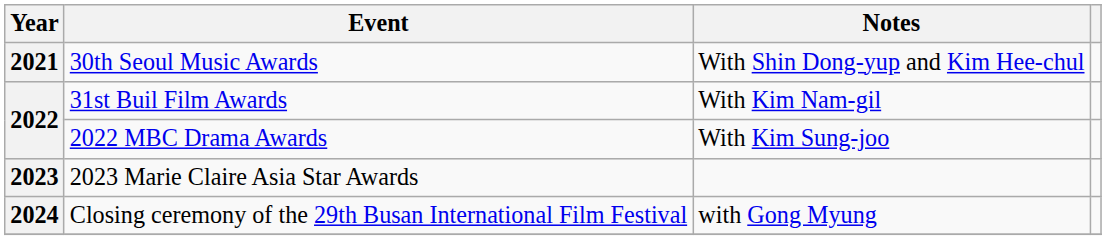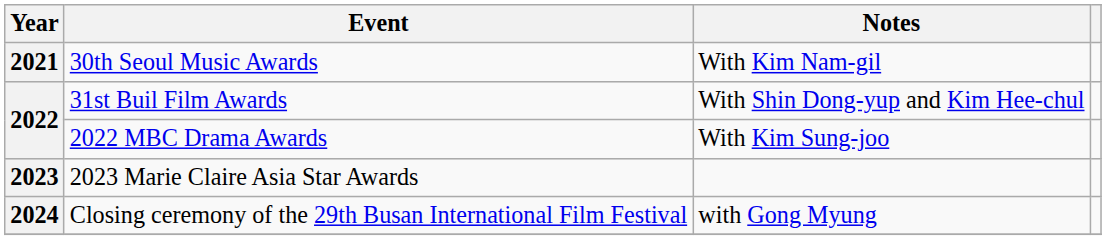(891, 61) With Shin Dong-yup and Kim Hee-chul -> (790, 61) With Kim Nam-gil
(790, 100) With Kim Nam-gil -> (891, 100) With Shin Dong-yup and Kim Hee-chul
